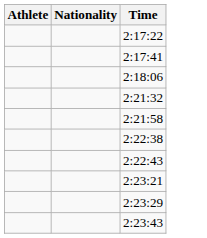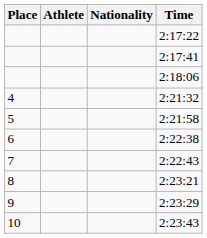+ column: (22, 14)
